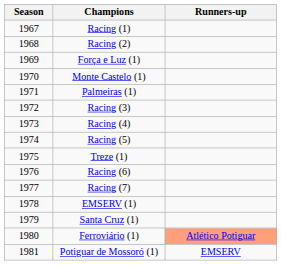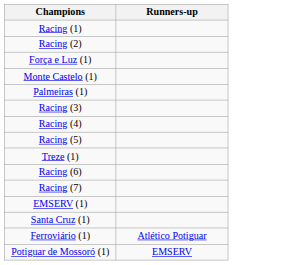- column: (29, 12)
(221, 236) lightsalmon background -> (172, 236) no background
